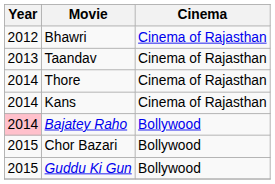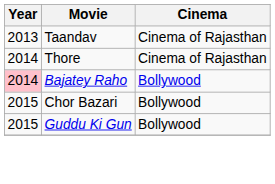- row: (66, 37)
- row: (60, 102)
